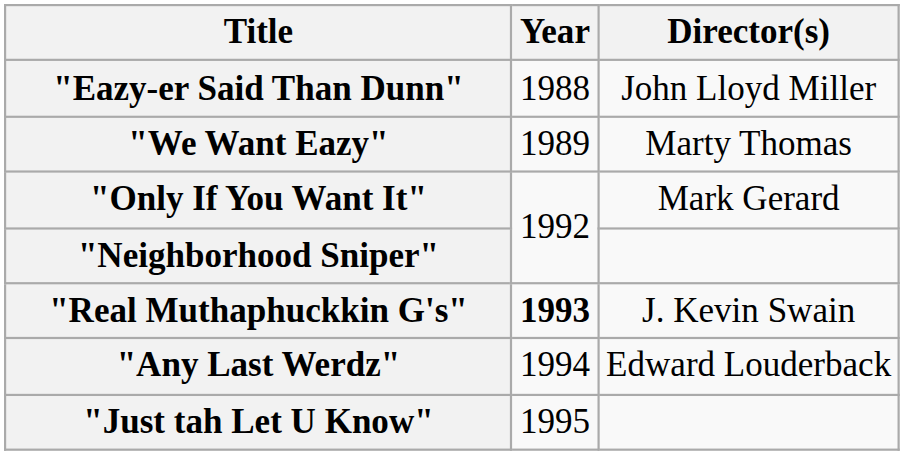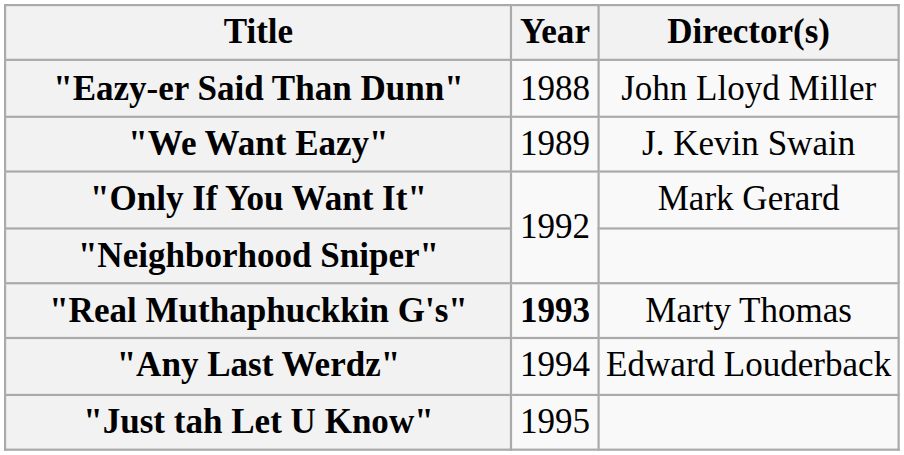(749, 143) Marty Thomas -> (749, 143) J. Kevin Swain
(749, 310) J. Kevin Swain -> (749, 310) Marty Thomas
